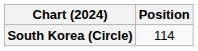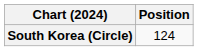(164, 35) 114 -> (164, 35) 124
